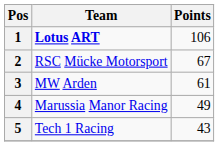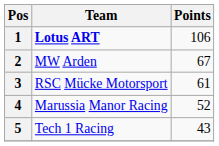(101, 60) RSC Mücke Motorsport -> (66, 60) MW Arden
(66, 83) MW Arden -> (101, 83) RSC Mücke Motorsport
(204, 106) 49 -> (204, 106) 52
